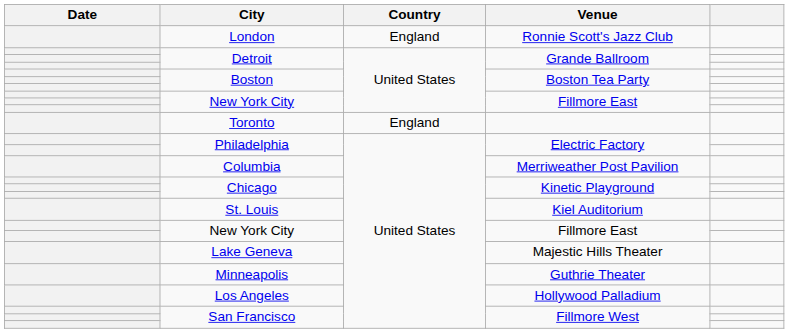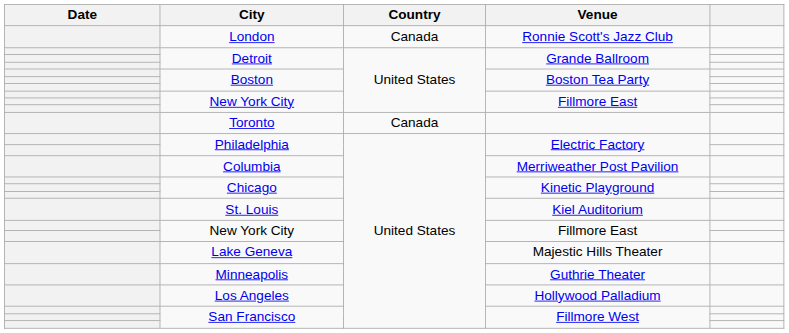(414, 36) England -> (414, 36) Canada
(414, 123) England -> (414, 123) Canada
